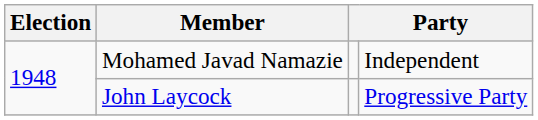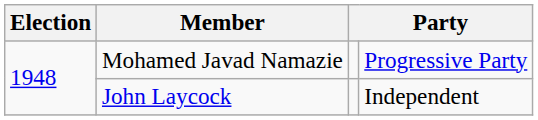(422, 59) Independent -> (446, 59) Progressive Party
(446, 96) Progressive Party -> (422, 96) Independent
